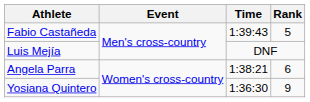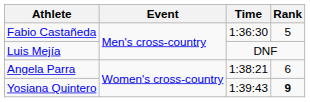(248, 32) 1:39:43 -> (248, 32) 1:36:30
(248, 88) 1:36:30 -> (248, 88) 1:39:43
(288, 88) normal -> (288, 88) bold
